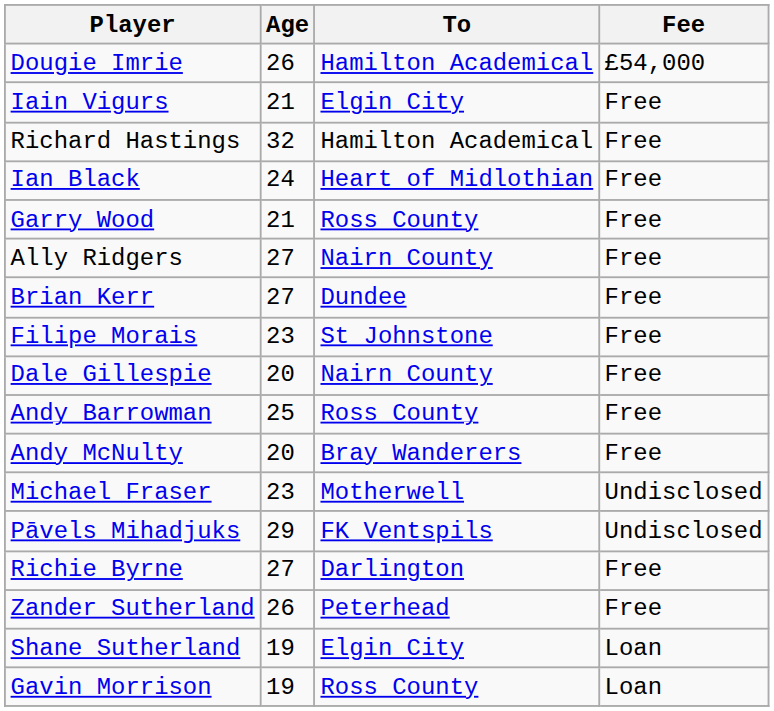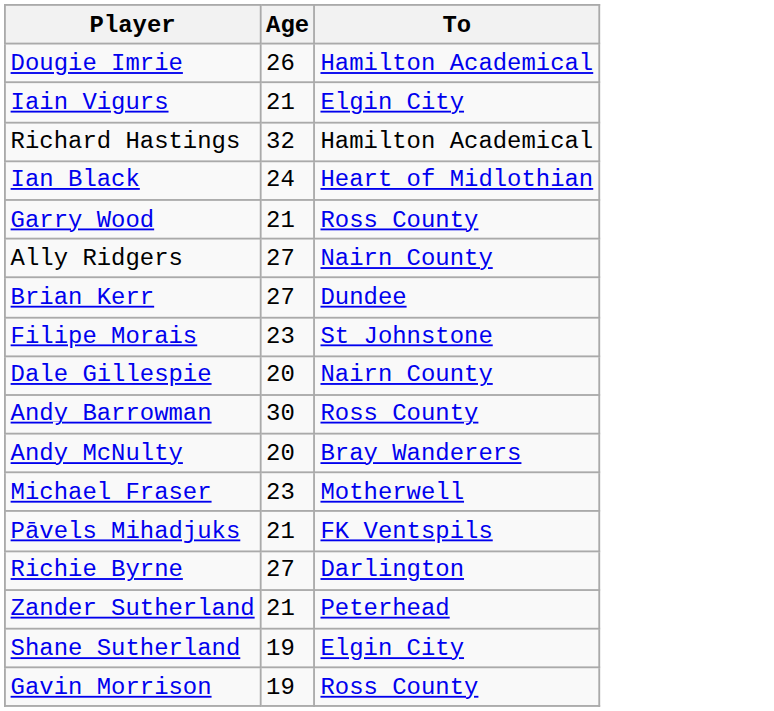- column: (684, 24)
(280, 414) 25 -> (280, 414) 30
(280, 531) 29 -> (280, 531) 21
(280, 609) 26 -> (280, 609) 21
